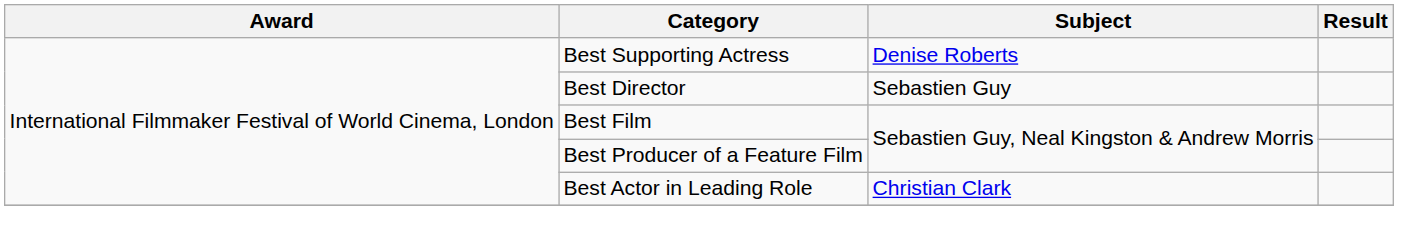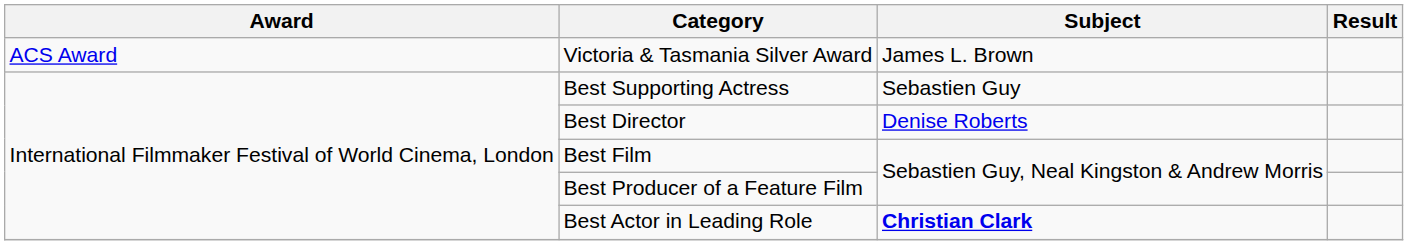+ row: (718, 54)
(945, 54) Denise Roberts -> (951, 88) Sebastien Guy
(942, 88) Sebastien Guy -> (955, 121) Denise Roberts
(942, 188) normal -> (957, 222) bold
